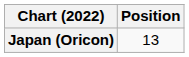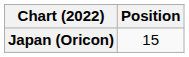(151, 40) 13 -> (151, 40) 15
